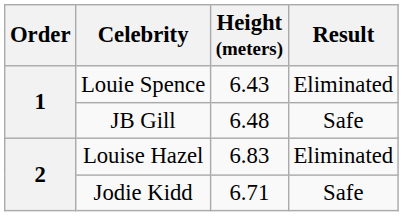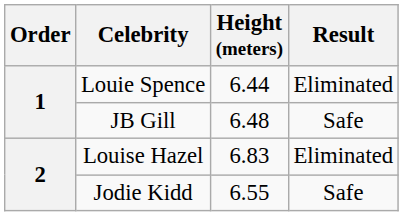(249, 84) 6.43 -> (249, 84) 6.44
(249, 192) 6.71 -> (249, 192) 6.55
